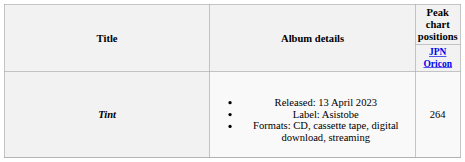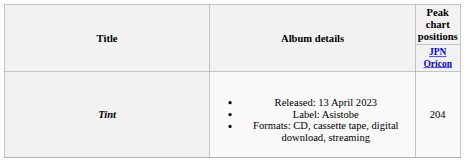(438, 114) 264 -> (438, 114) 204
